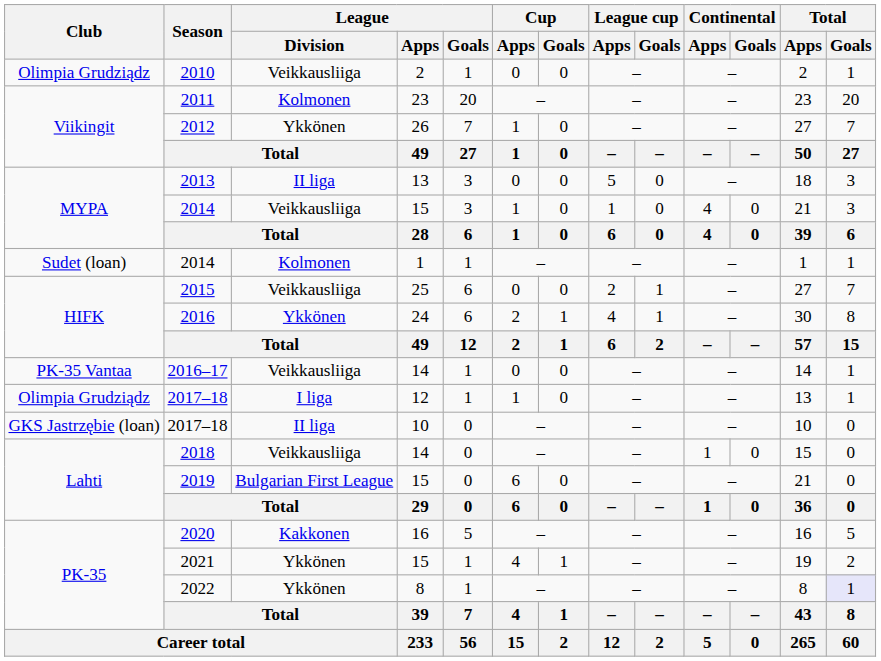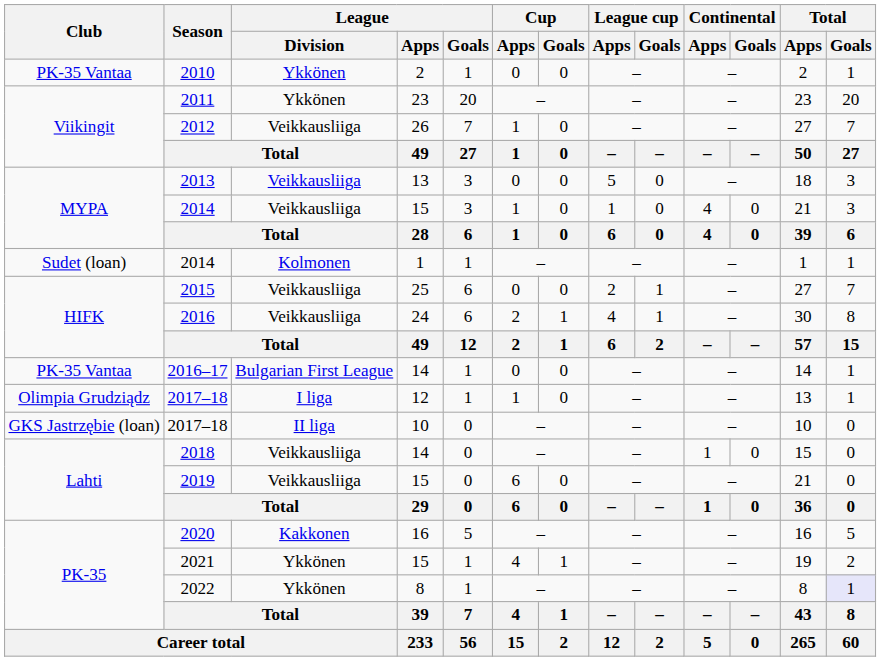(84, 72) Olimpia Grudziądz -> (84, 72) PK-35 Vantaa
(314, 72) Veikkausliiga -> (314, 72) Ykkönen
(314, 99) Kolmonen -> (314, 99) Ykkönen
(314, 126) Ykkönen -> (314, 126) Veikkausliiga
(314, 180) II liga -> (314, 180) Veikkausliiga
(314, 316) Ykkönen -> (314, 316) Veikkausliiga
(314, 371) Veikkausliiga -> (314, 371) Bulgarian First League
(314, 479) Bulgarian First League -> (314, 479) Veikkausliiga
